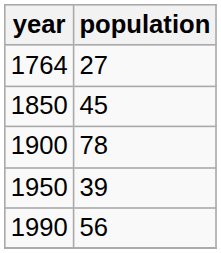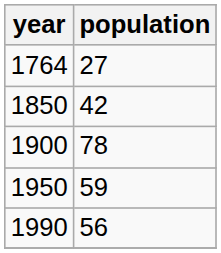(94, 106) 45 -> (94, 106) 42
(94, 187) 39 -> (94, 187) 59
